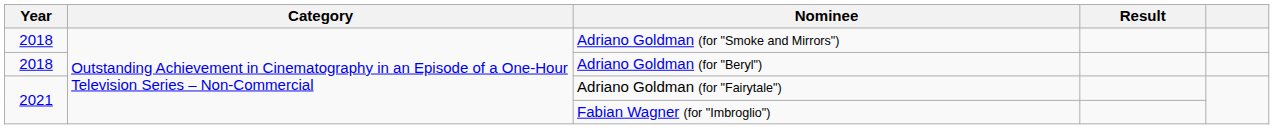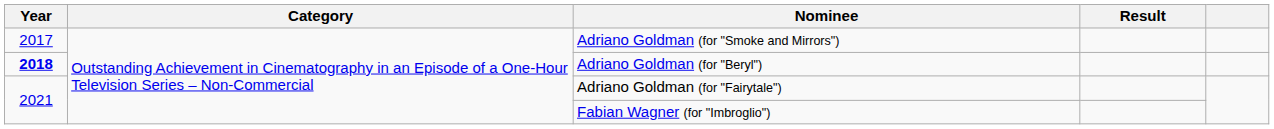(36, 40) 2018 -> (36, 40) 2017
(36, 64) normal -> (36, 64) bold
